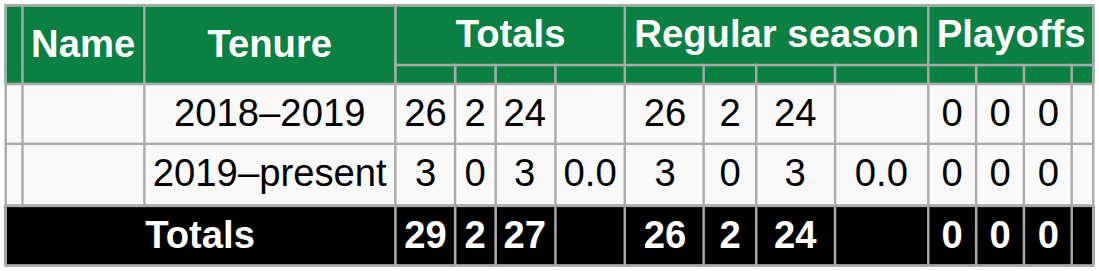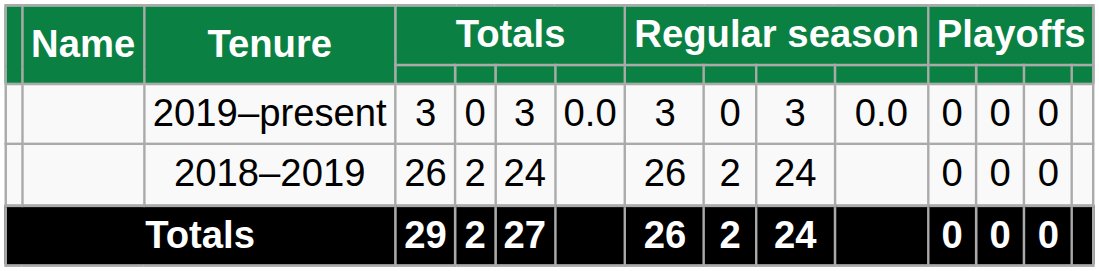rows swapped: (270, 113) <-> (270, 173)
